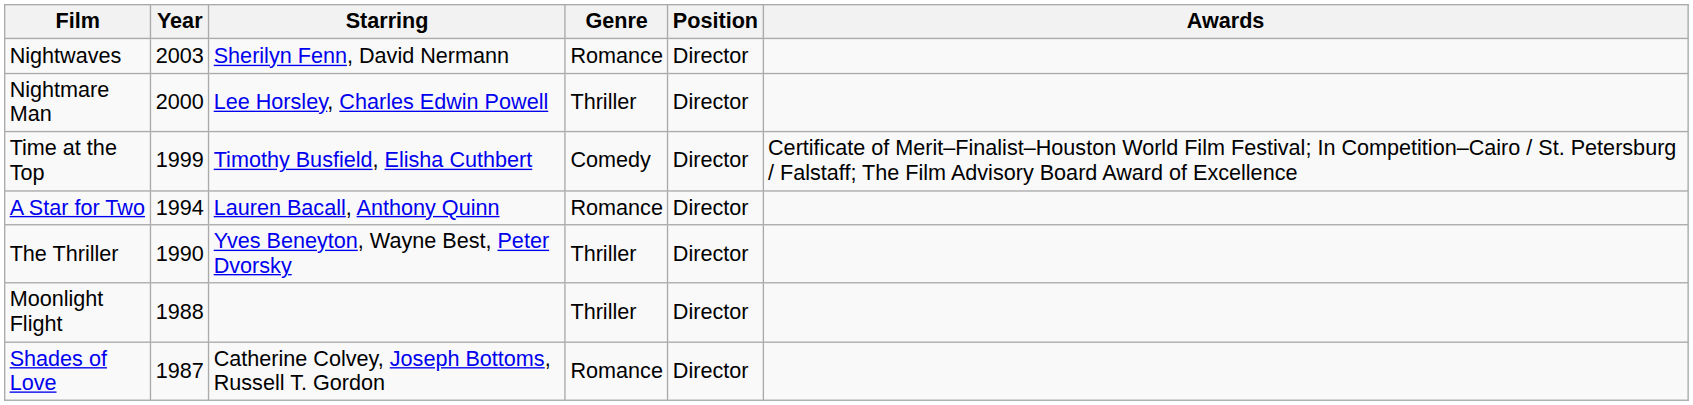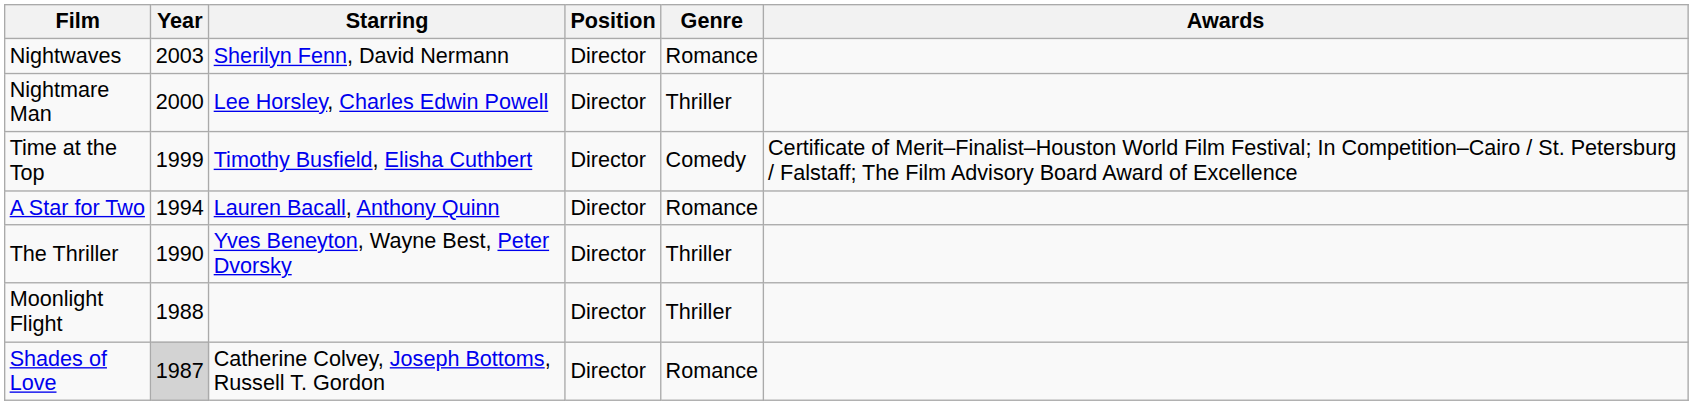columns swapped: (617, 21) <-> (715, 21)
(180, 370) no background -> (180, 370) lightgrey background
